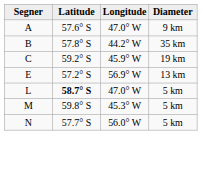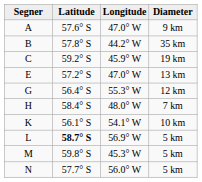(125, 75) 56.9° W -> (125, 75) 47.0° W
+ row: (28, 91)
+ row: (28, 106)
+ row: (28, 122)
(125, 91) 47.0° W -> (125, 138) 56.9° W
